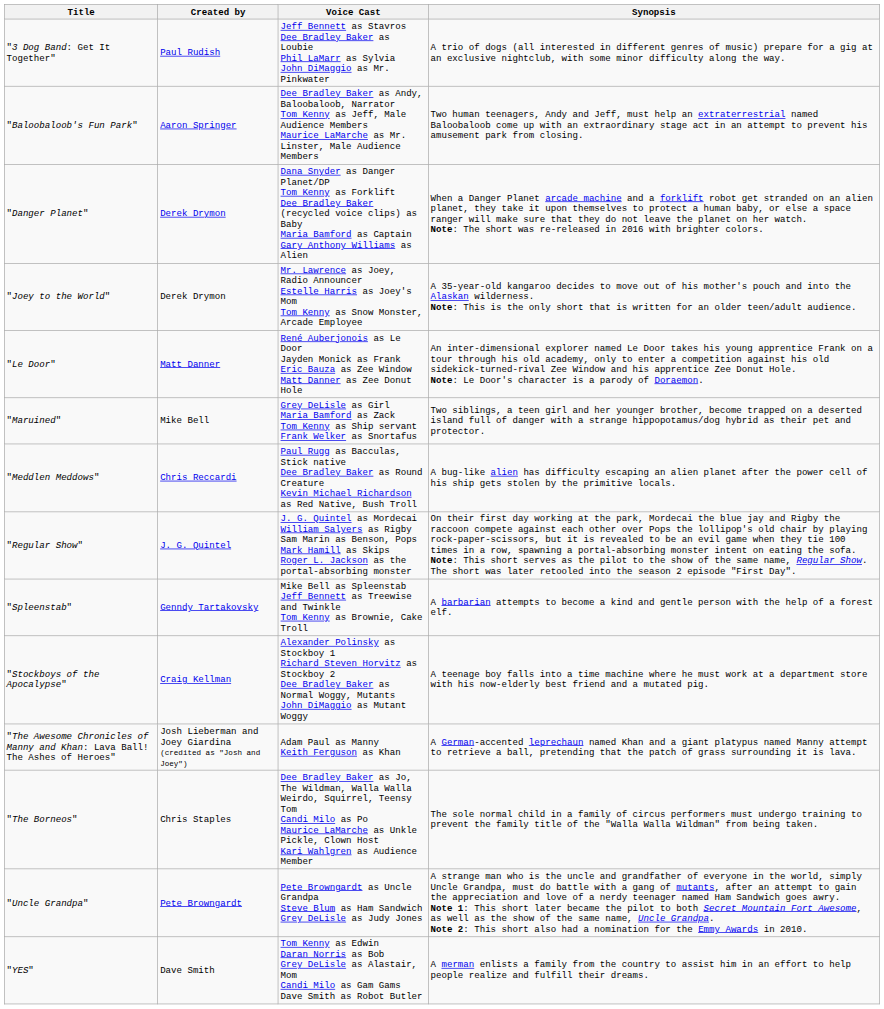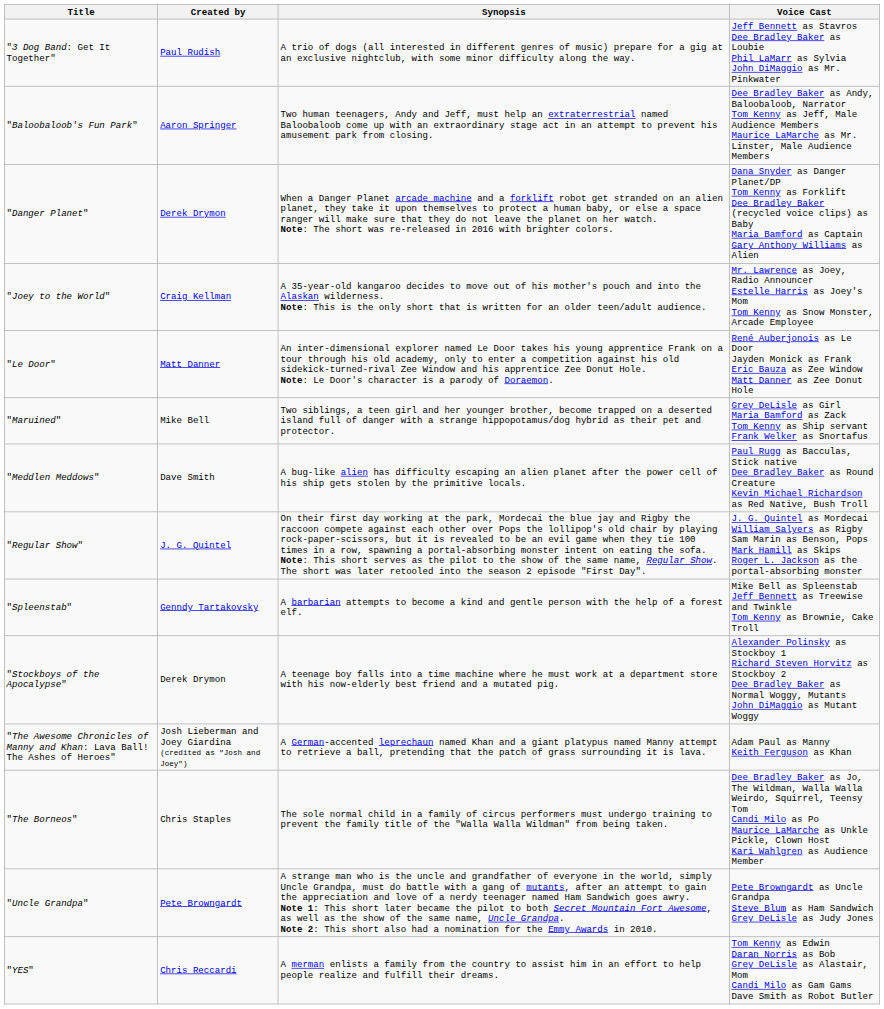columns swapped: (654, 12) <-> (353, 12)
(193, 297) Derek Drymon -> (196, 297) Craig Kellman
(198, 478) Chris Reccardi -> (187, 478) Dave Smith
(196, 680) Craig Kellman -> (193, 680) Derek Drymon
(187, 970) Dave Smith -> (198, 970) Chris Reccardi
